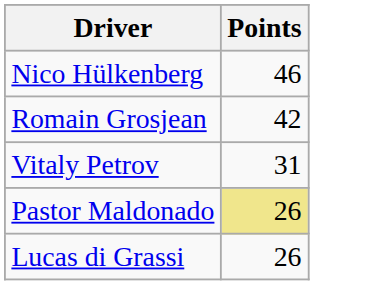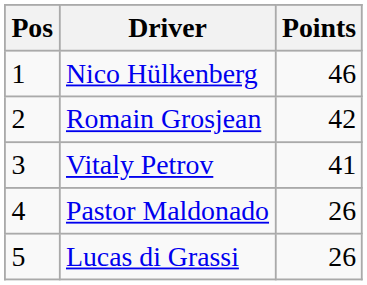+ column: (32, 27)
(288, 165) 31 -> (342, 165) 41
(288, 211) khaki background -> (342, 211) no background
